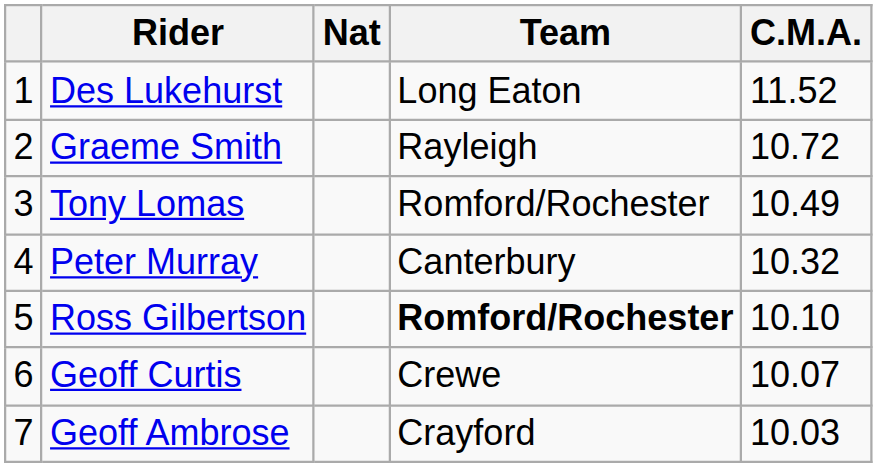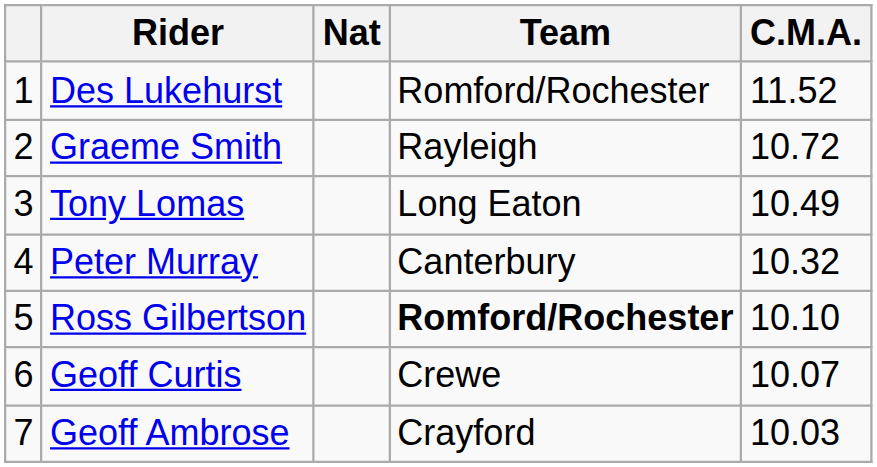(489, 90) Long Eaton -> (553, 90) Romford/Rochester
(553, 204) Romford/Rochester -> (489, 204) Long Eaton
